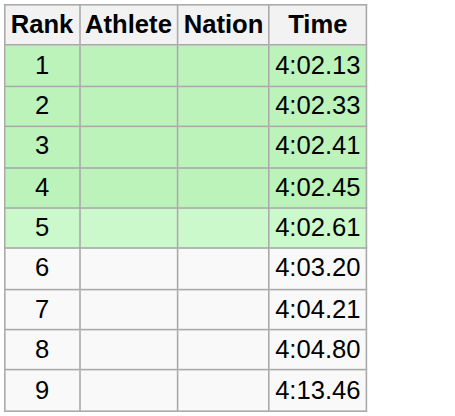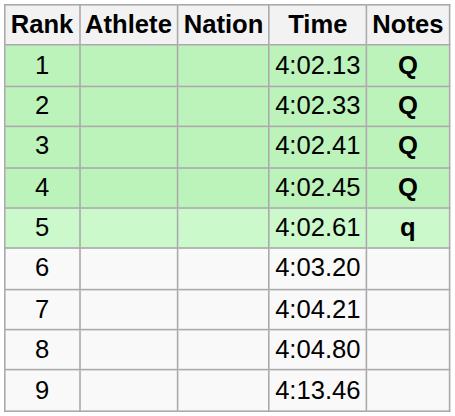+ column: (408, 24)
